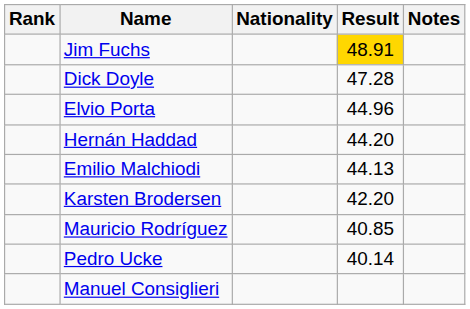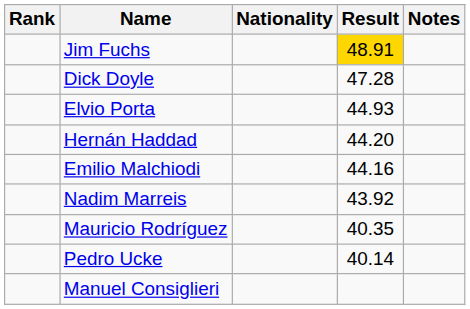(370, 109) 44.96 -> (370, 109) 44.93
(370, 169) 44.13 -> (370, 169) 44.16
+ row: (125, 199)
- row: (143, 199)
(370, 229) 40.85 -> (370, 229) 40.35
